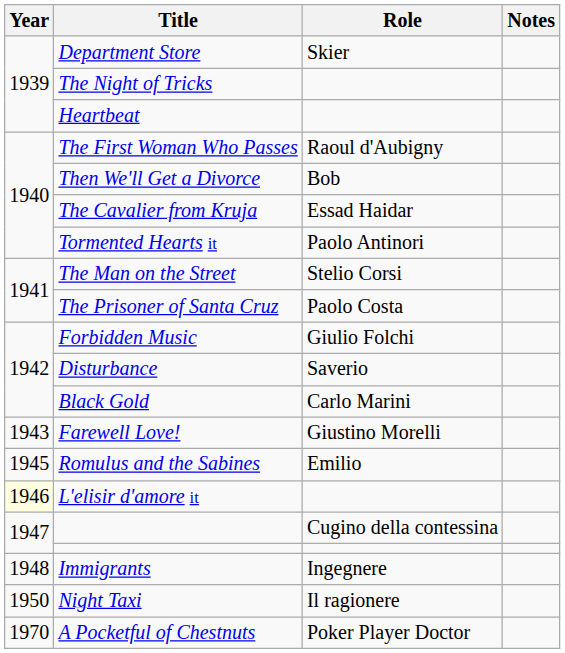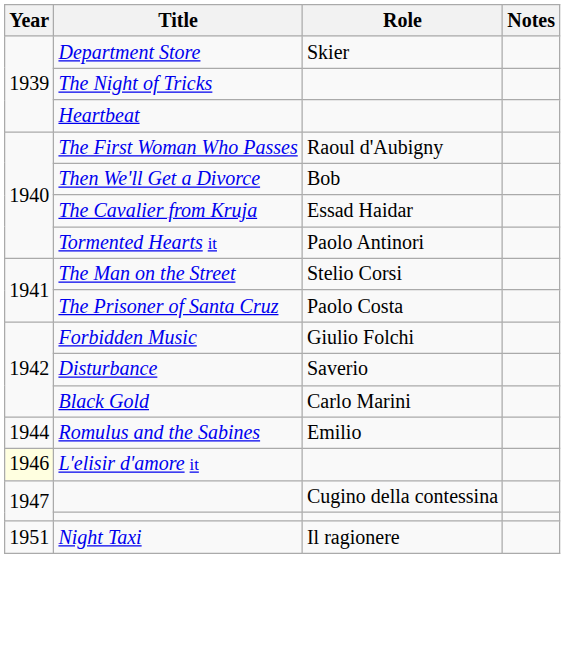- row: (119, 432)
(29, 464) 1945 -> (29, 432) 1944
- row: (105, 568)
(29, 600) 1950 -> (29, 537) 1951
- row: (157, 632)
